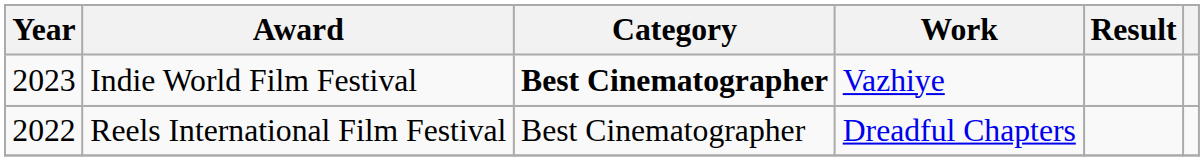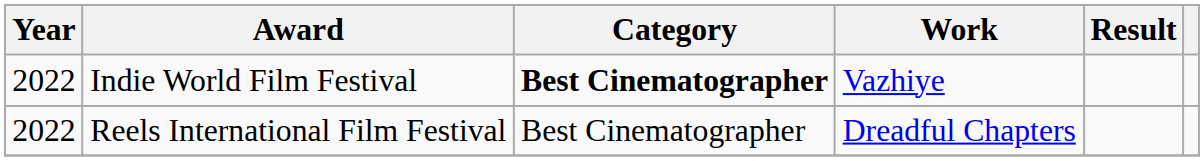(44, 79) 2023 -> (44, 79) 2022
